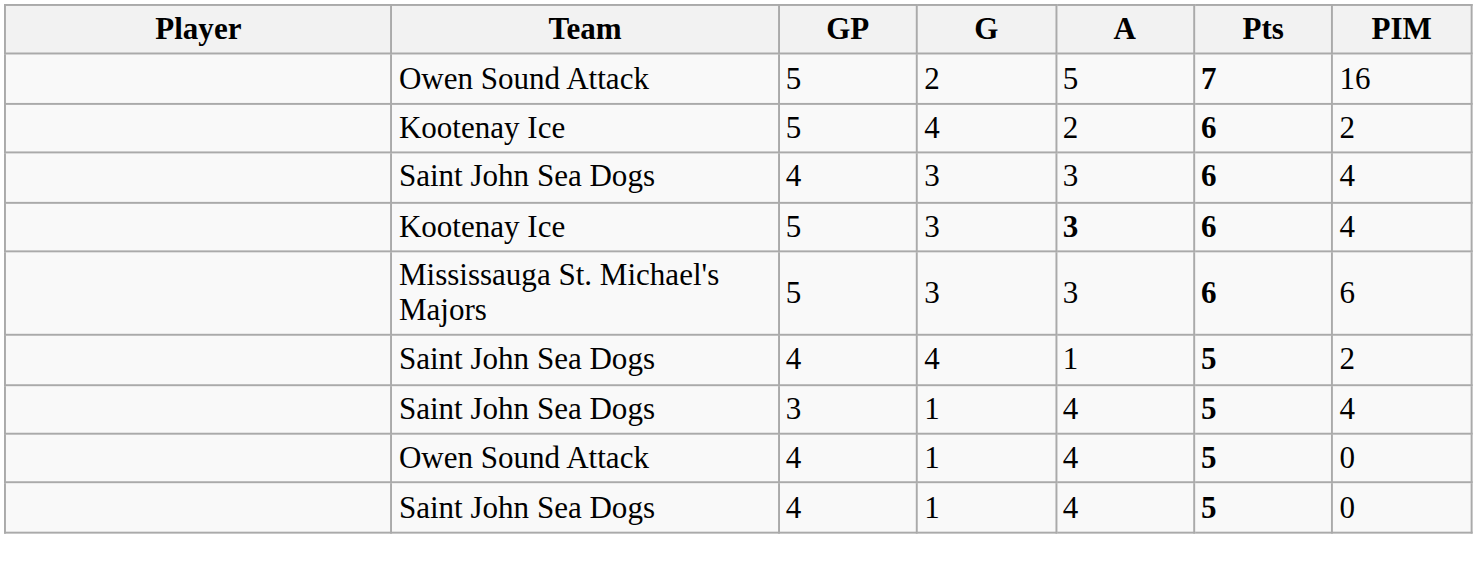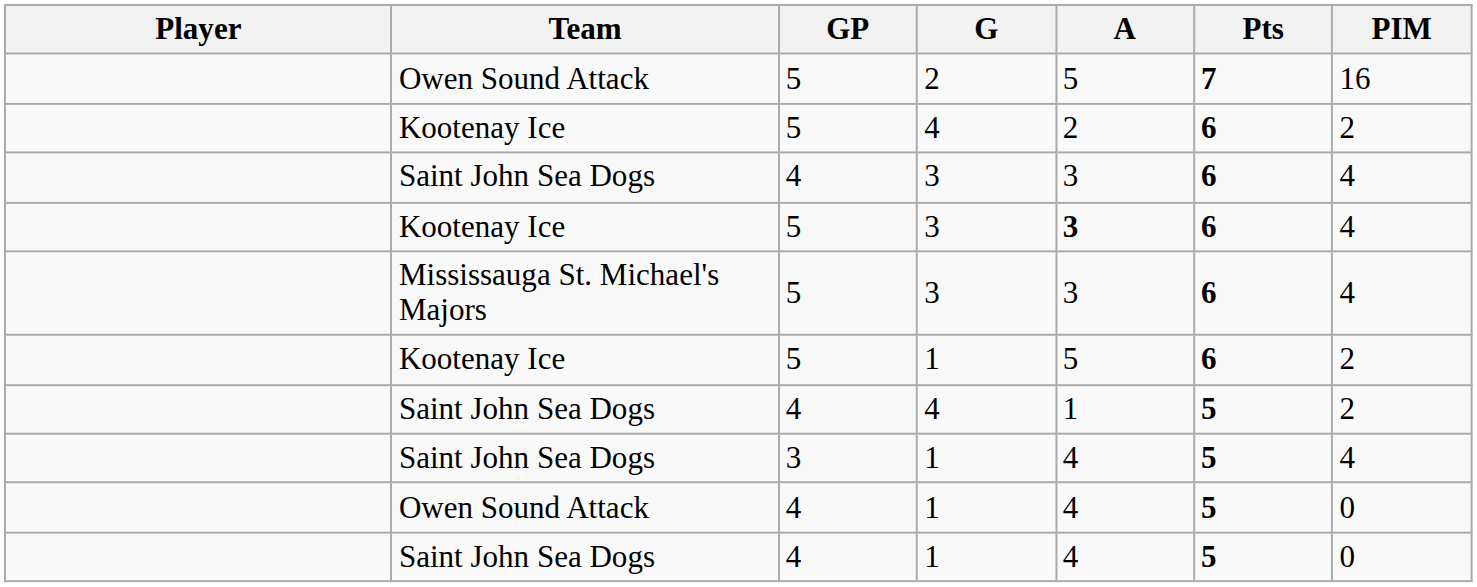(1347, 292) 6 -> (1347, 292) 4
+ row: (482, 359)
